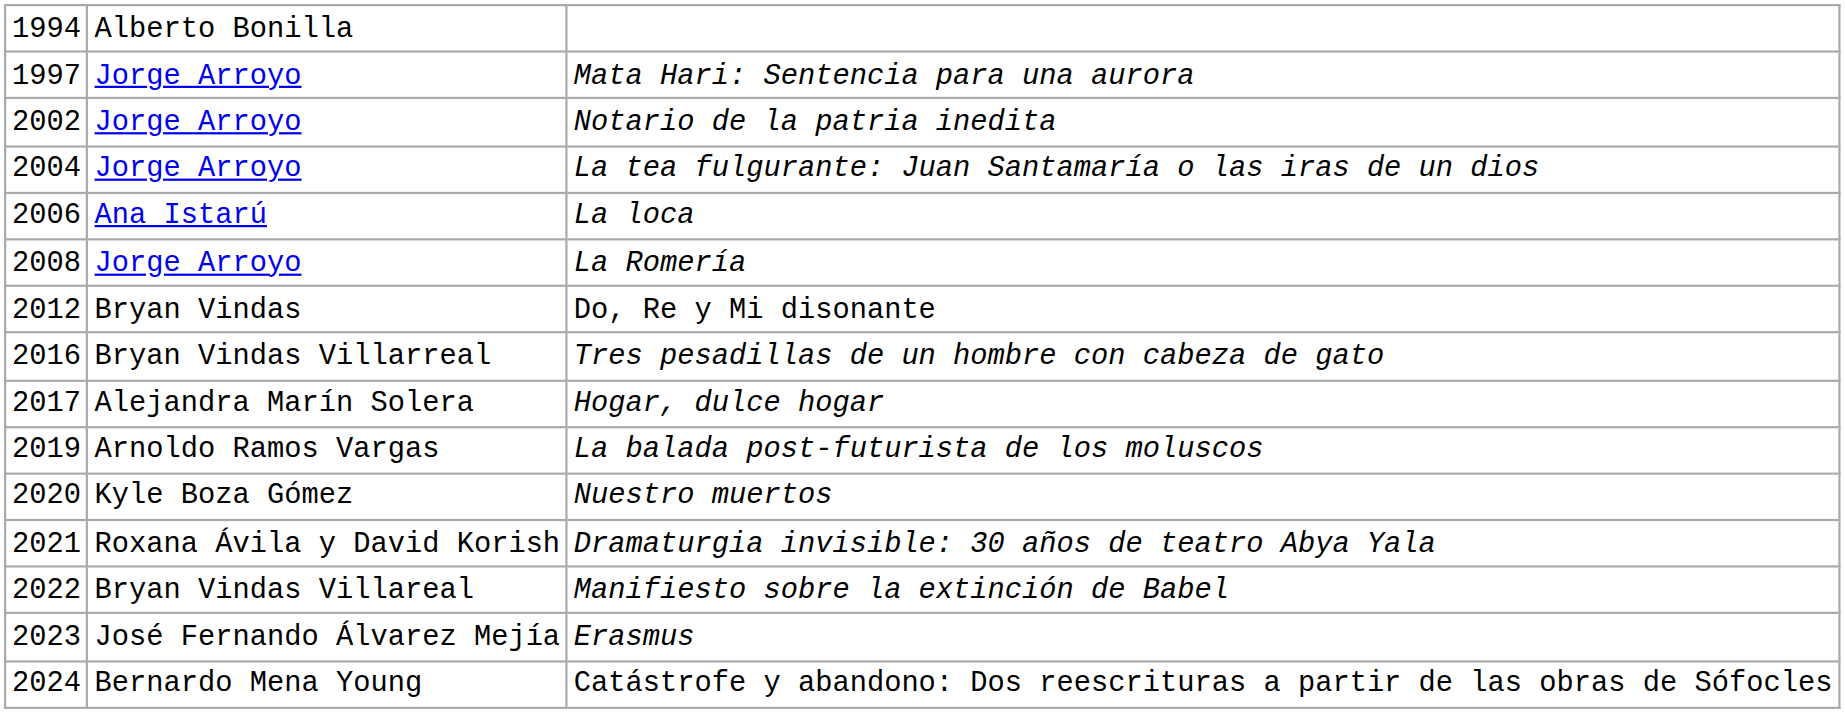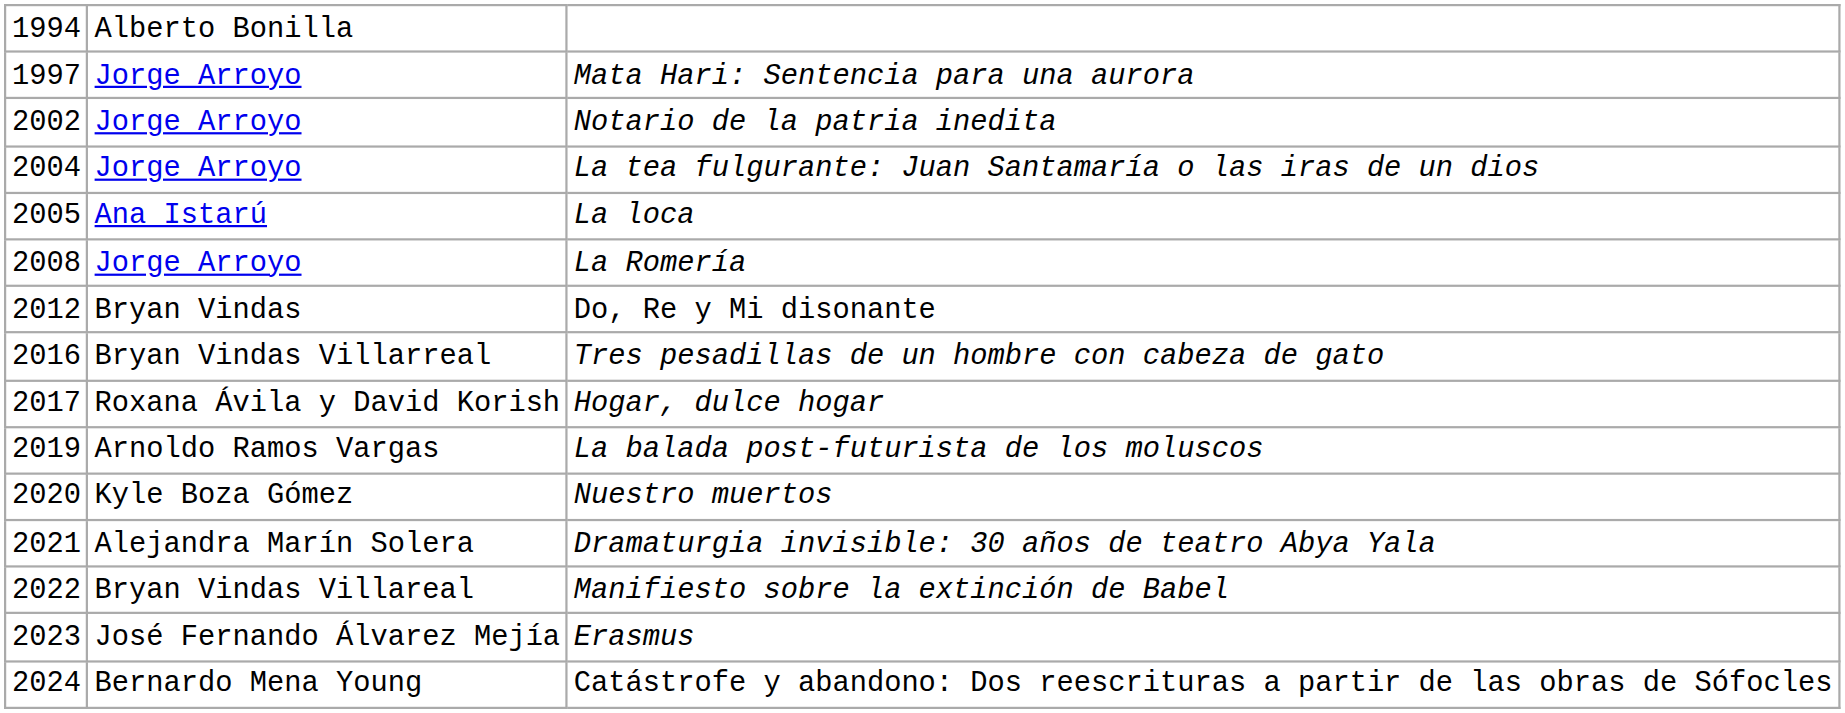(46, 216) 2006 -> (46, 216) 2005
(284, 403) Alejandra Marín Solera -> (327, 403) Roxana Ávila y David Korish
(327, 544) Roxana Ávila y David Korish -> (284, 544) Alejandra Marín Solera
